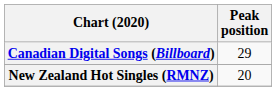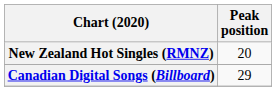rows swapped: (111, 53) <-> (111, 75)
